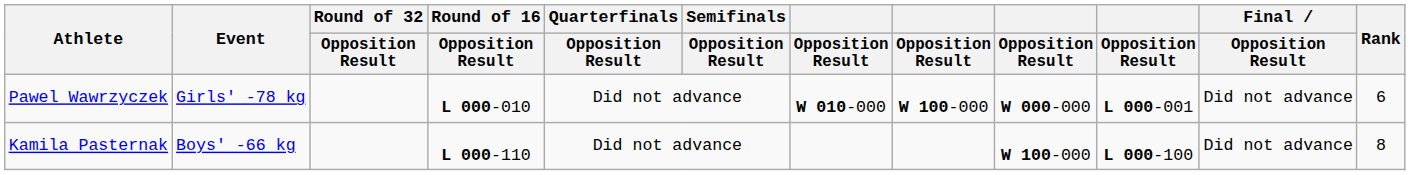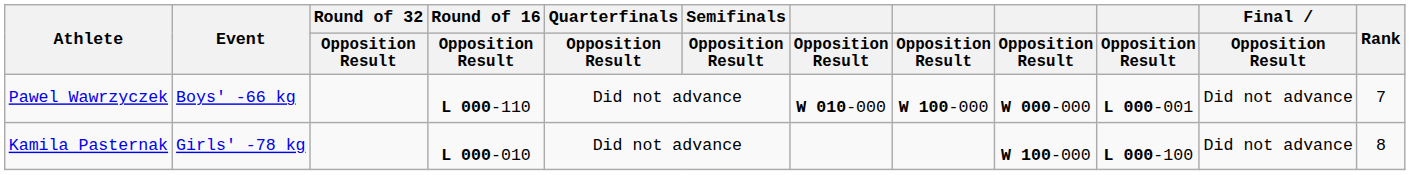(241, 98) Girls' -78 kg -> (236, 98) Boys' -66 kg
(486, 108) L 000-010 -> (486, 108) L 000-110
(1381, 98) 6 -> (1381, 98) 7
(236, 146) Boys' -66 kg -> (241, 146) Girls' -78 kg
(486, 156) L 000-110 -> (486, 156) L 000-010
